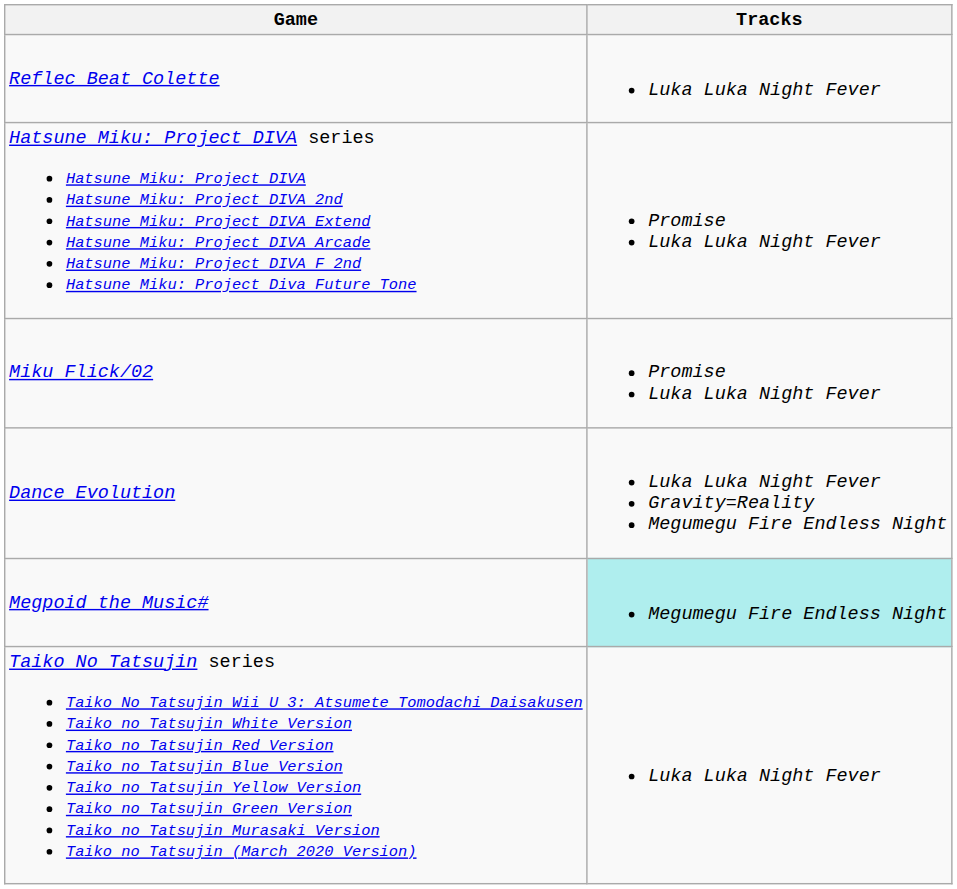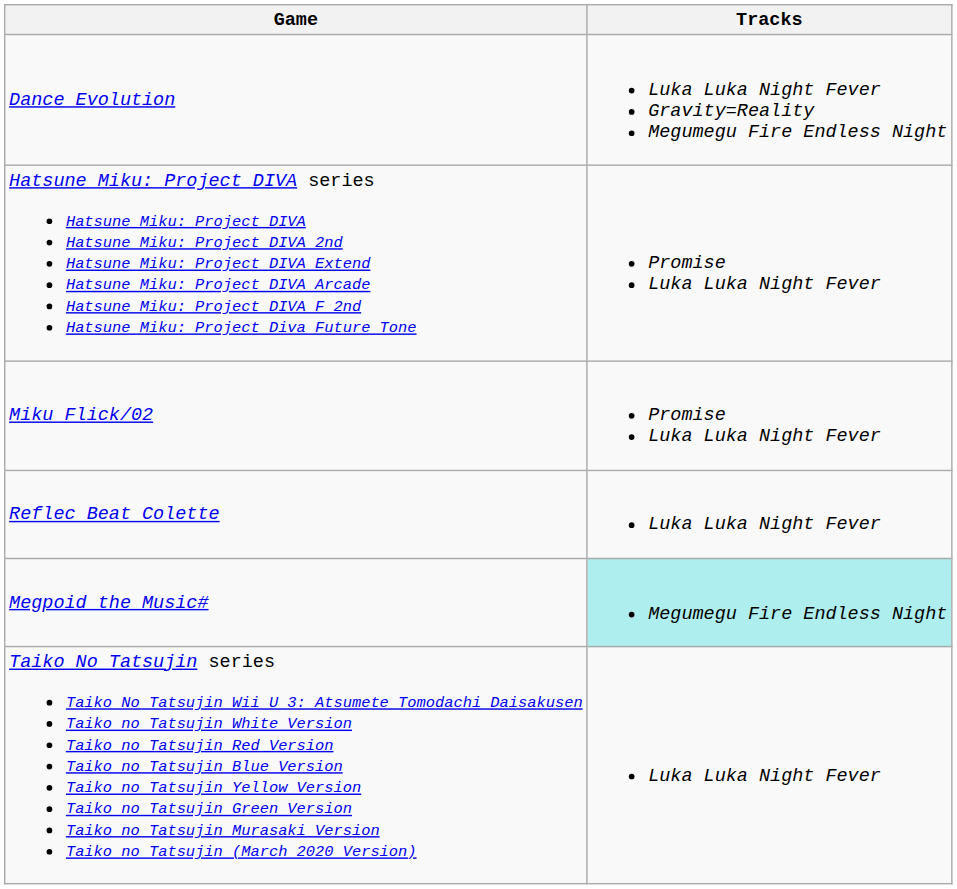rows swapped: (92, 493) <-> (114, 79)
